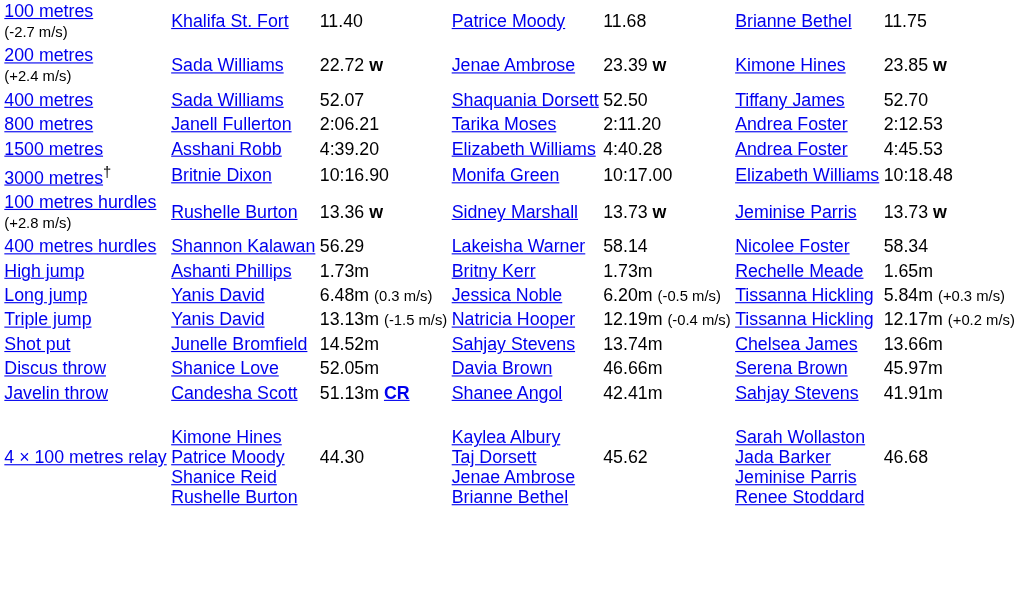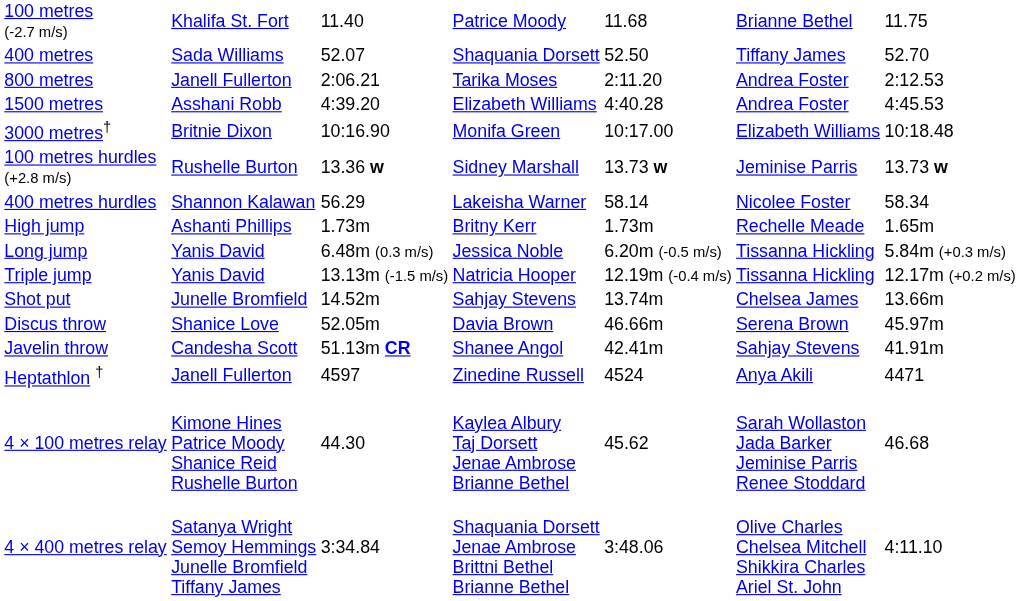- row: (49, 65)
+ row: (54, 375)
+ row: (86, 547)
